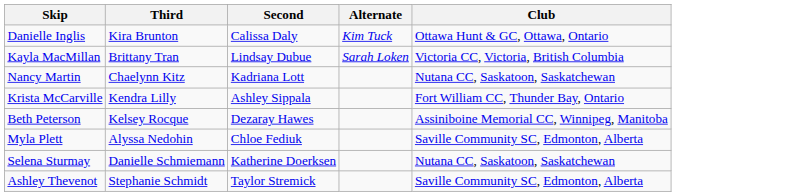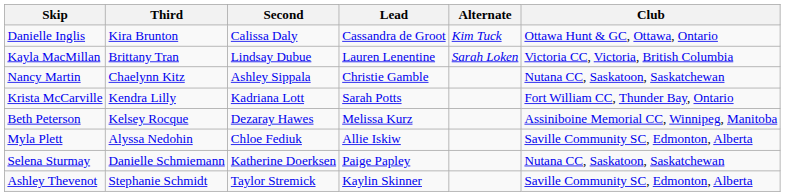+ column: (394, 14)
(267, 77) Kadriana Lott -> (271, 77) Ashley Sippala
(271, 98) Ashley Sippala -> (267, 98) Kadriana Lott
